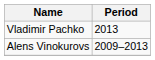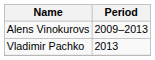rows swapped: (48, 47) <-> (46, 30)
